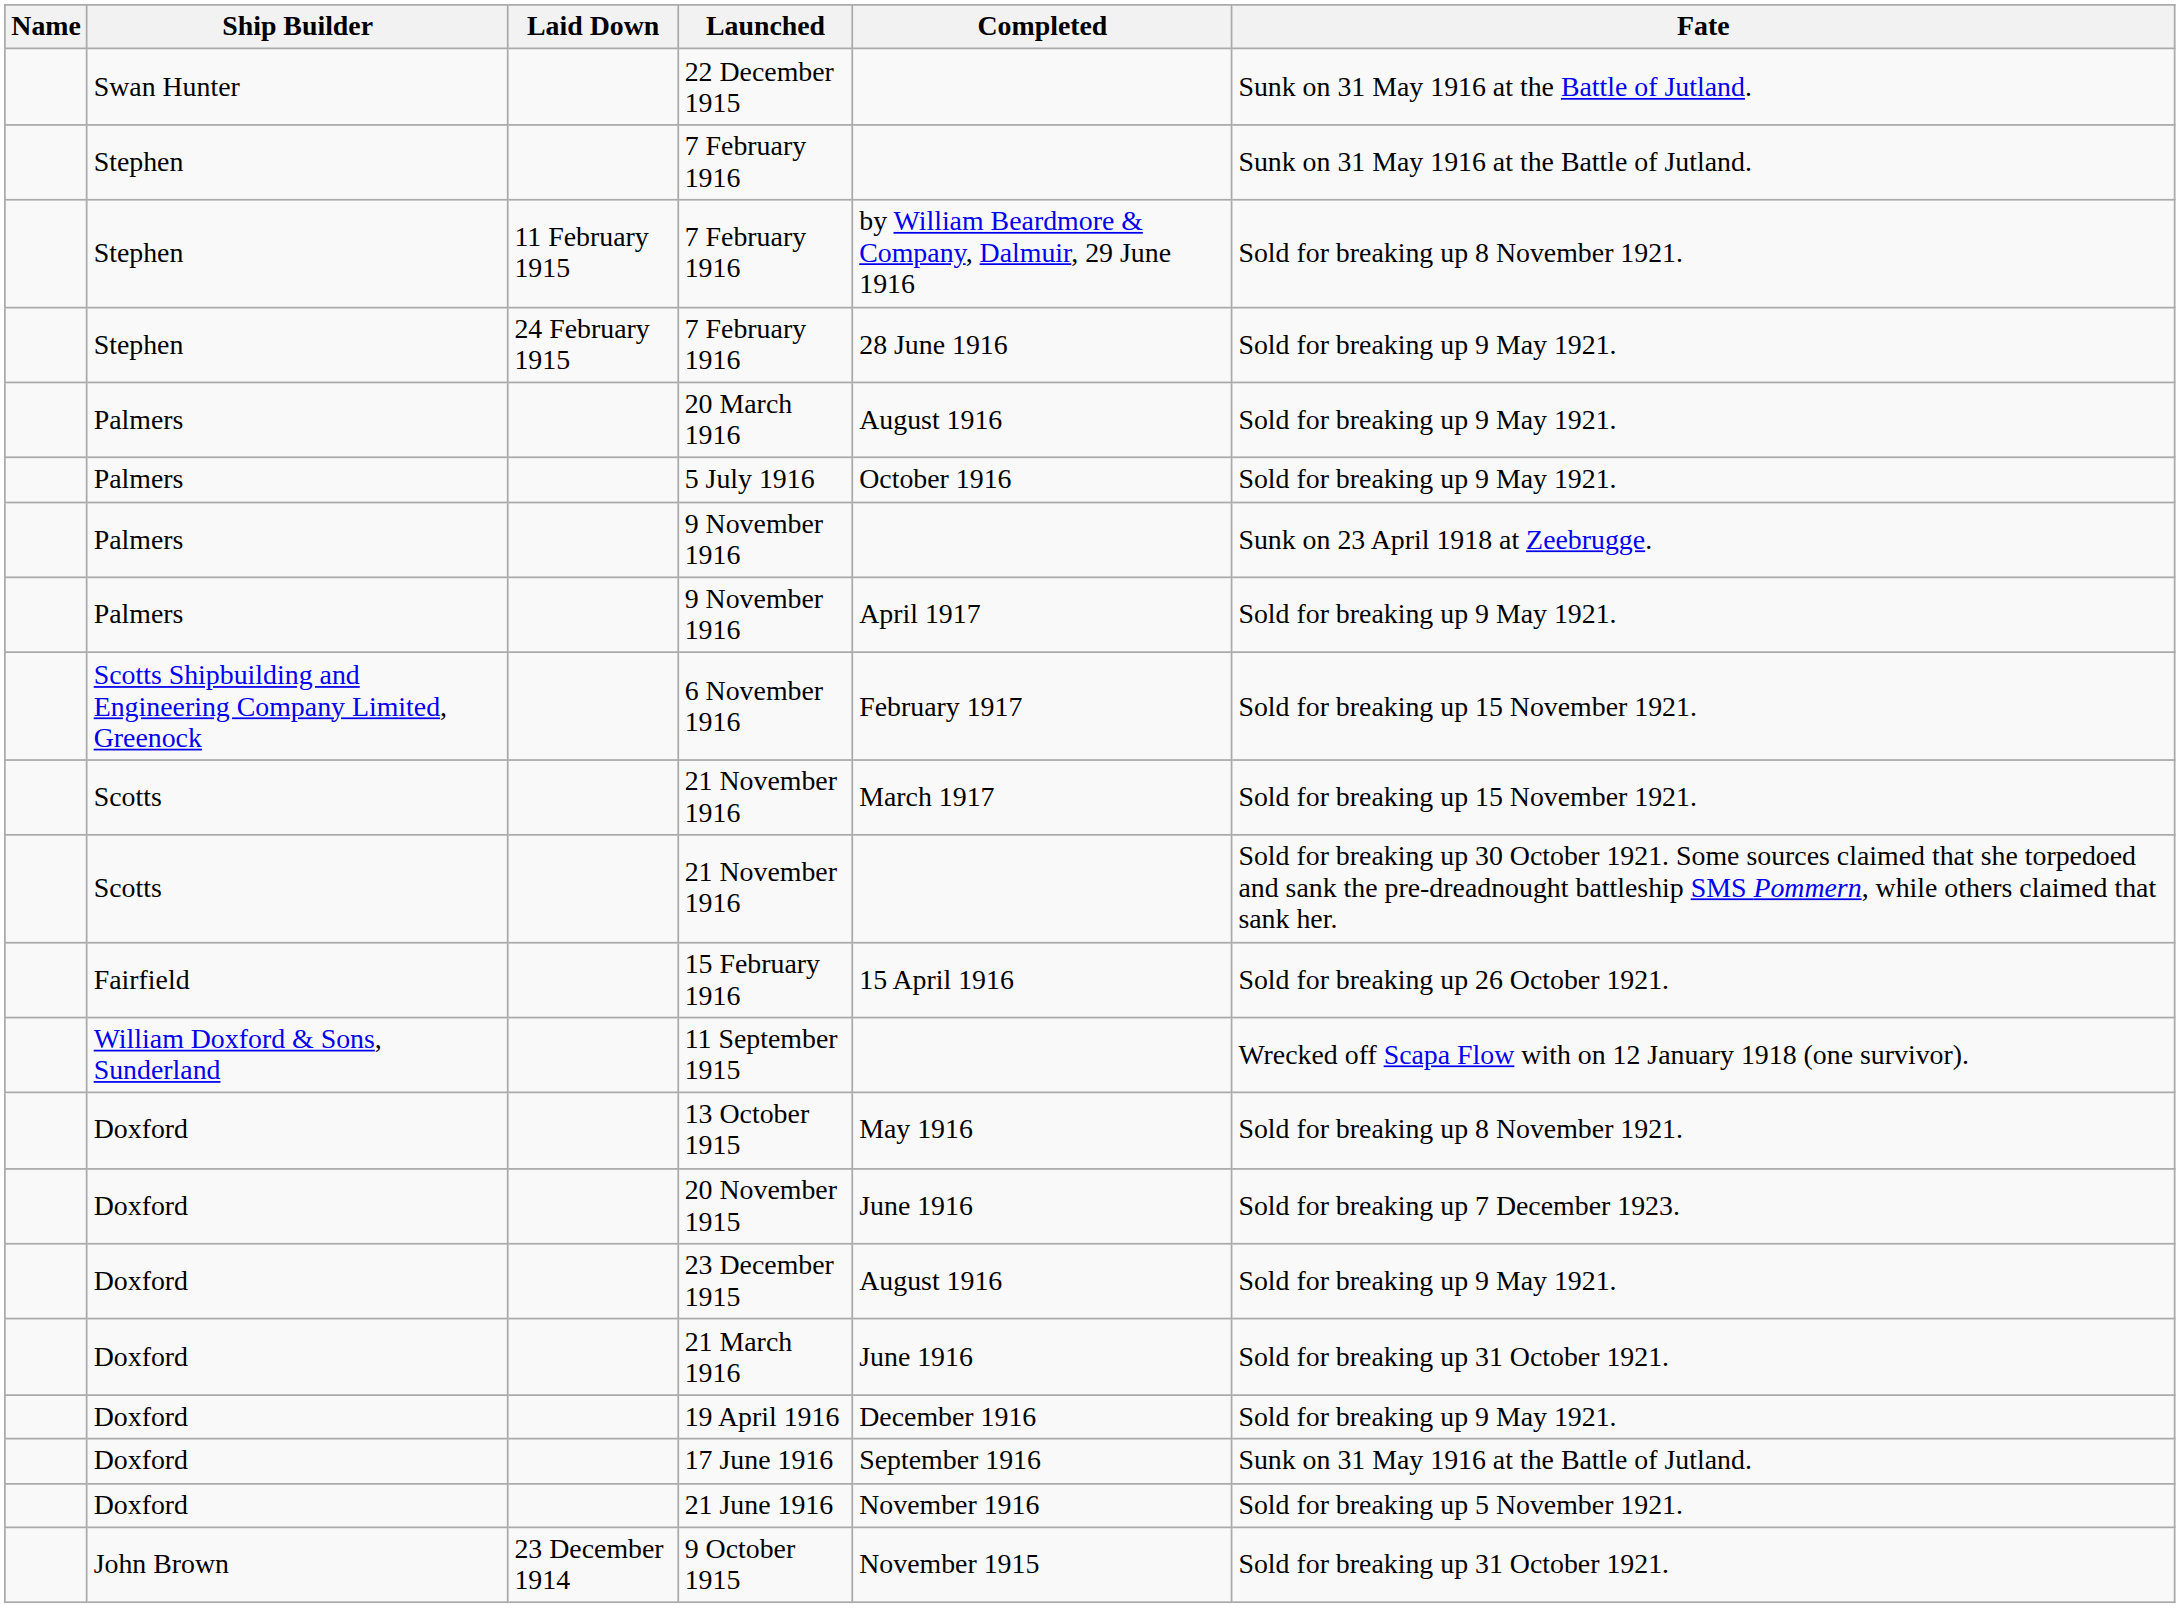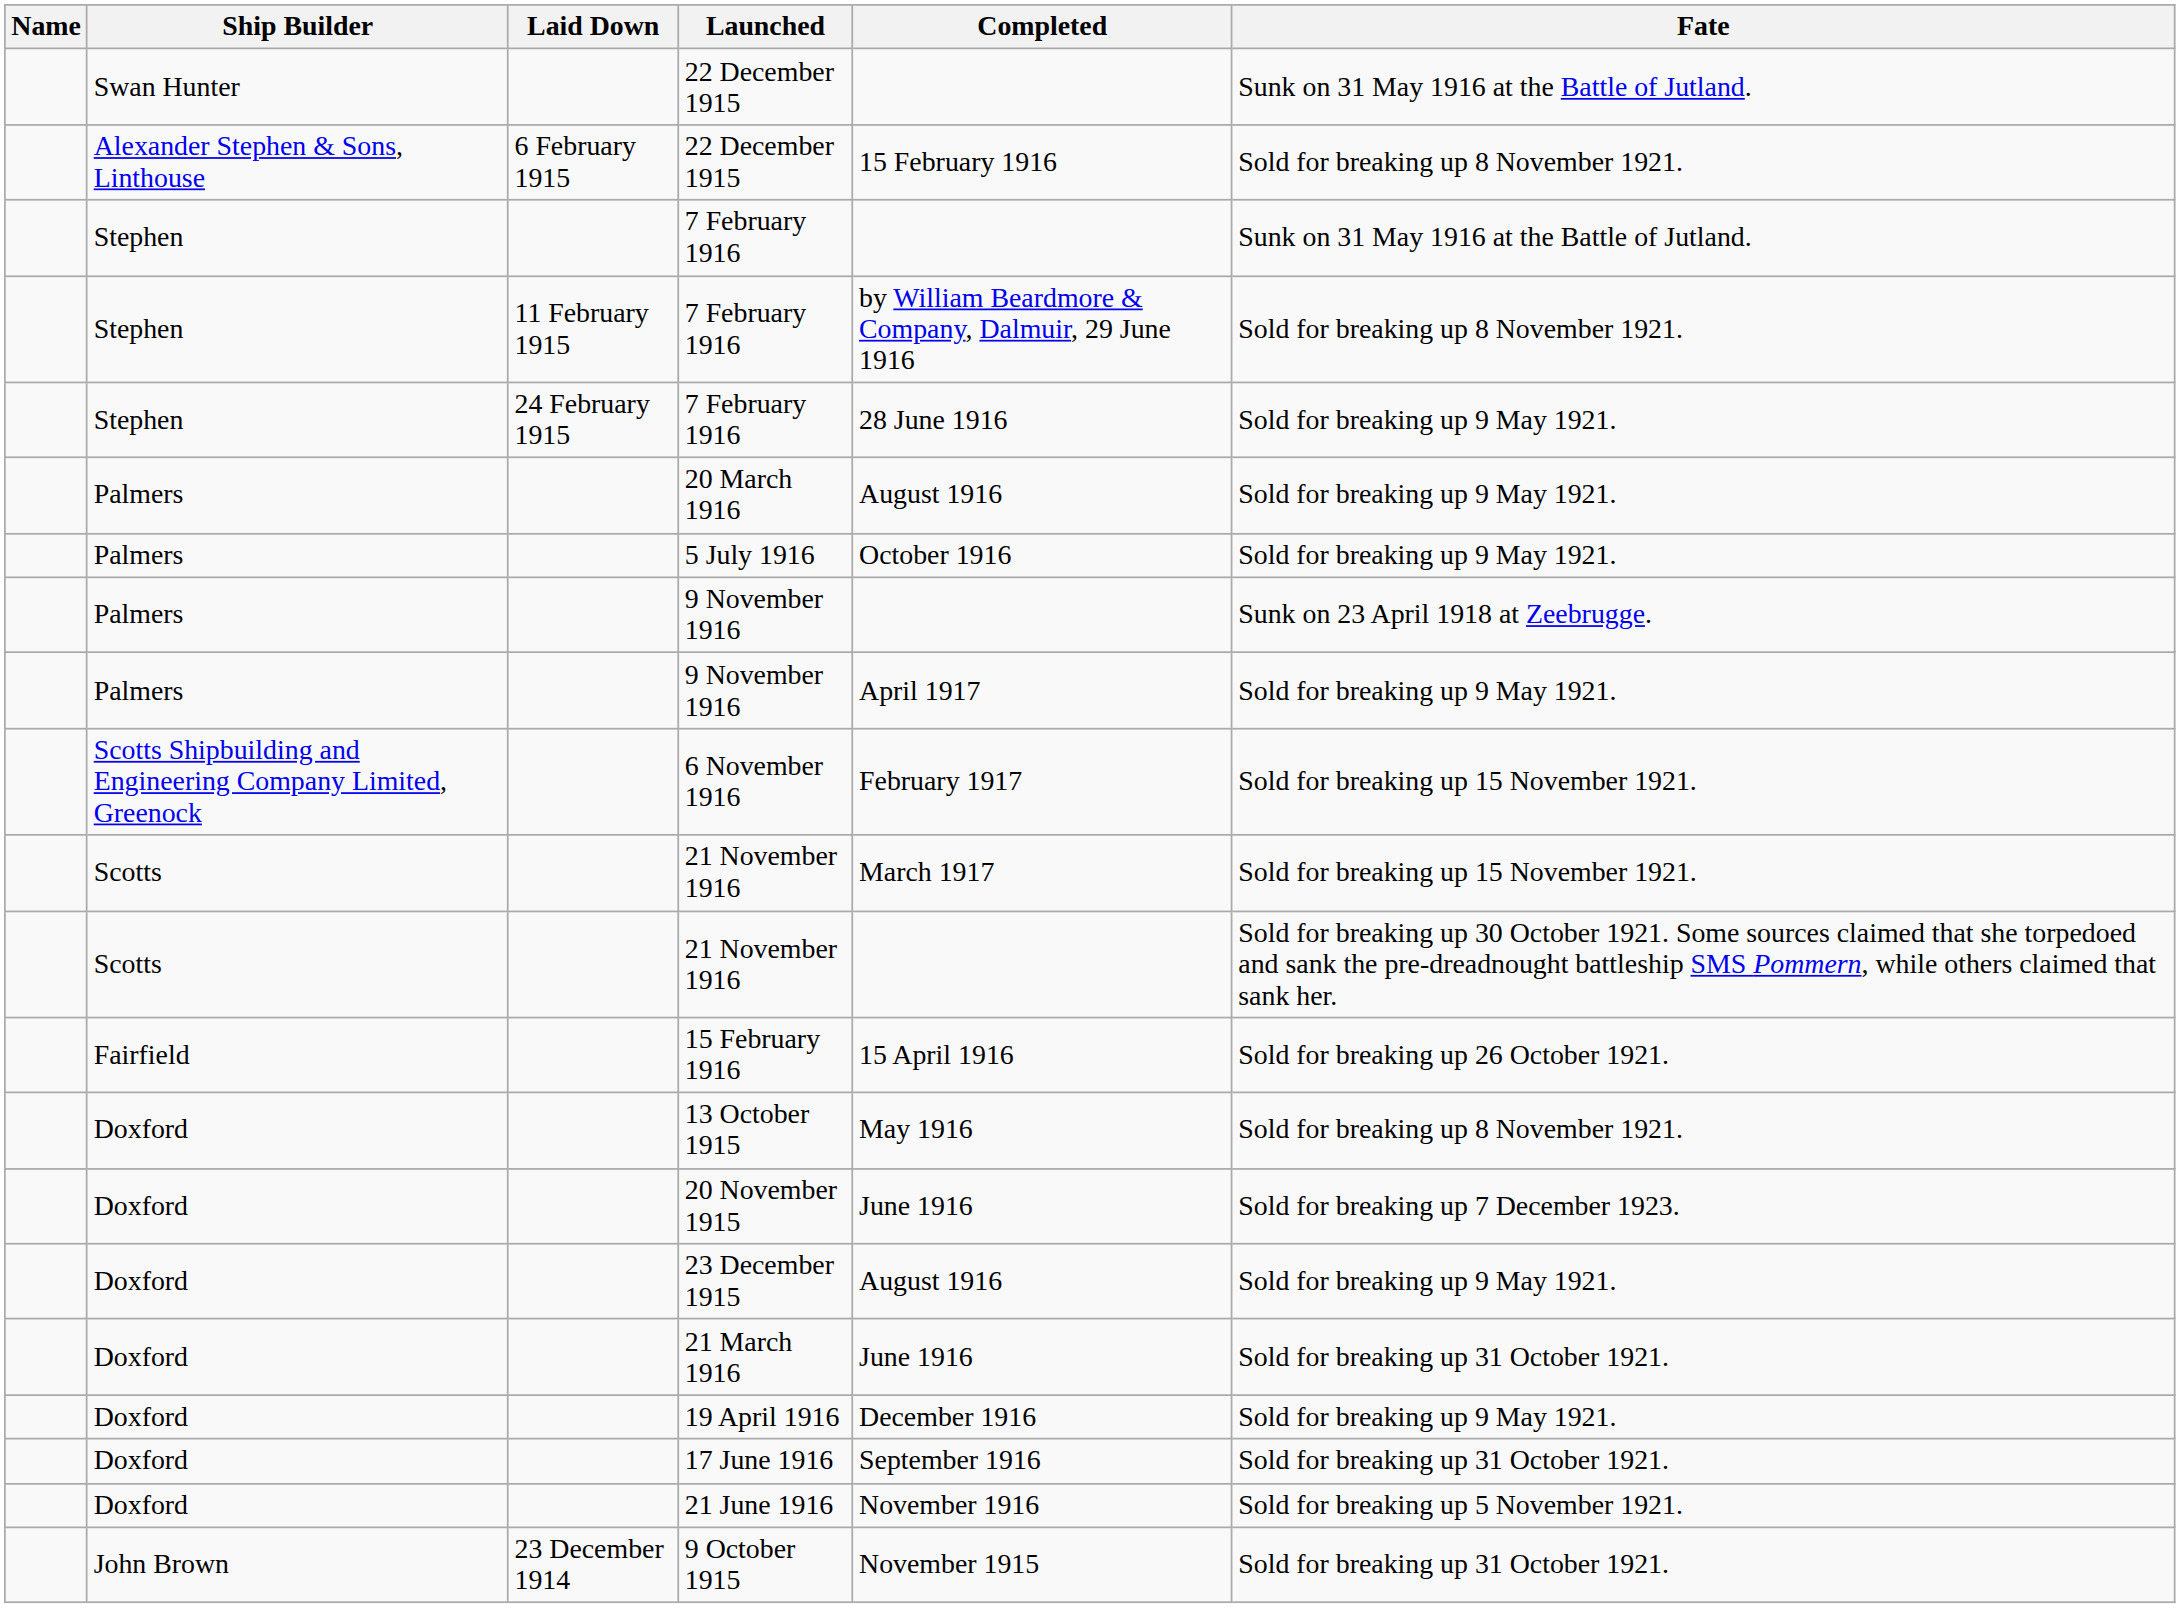+ row: (575, 161)
- row: (593, 1055)
(1495, 1460) Sunk on 31 May 1916 at the Battle of Jutland. -> (1454, 1460) Sold for breaking up 31 October 1921.
